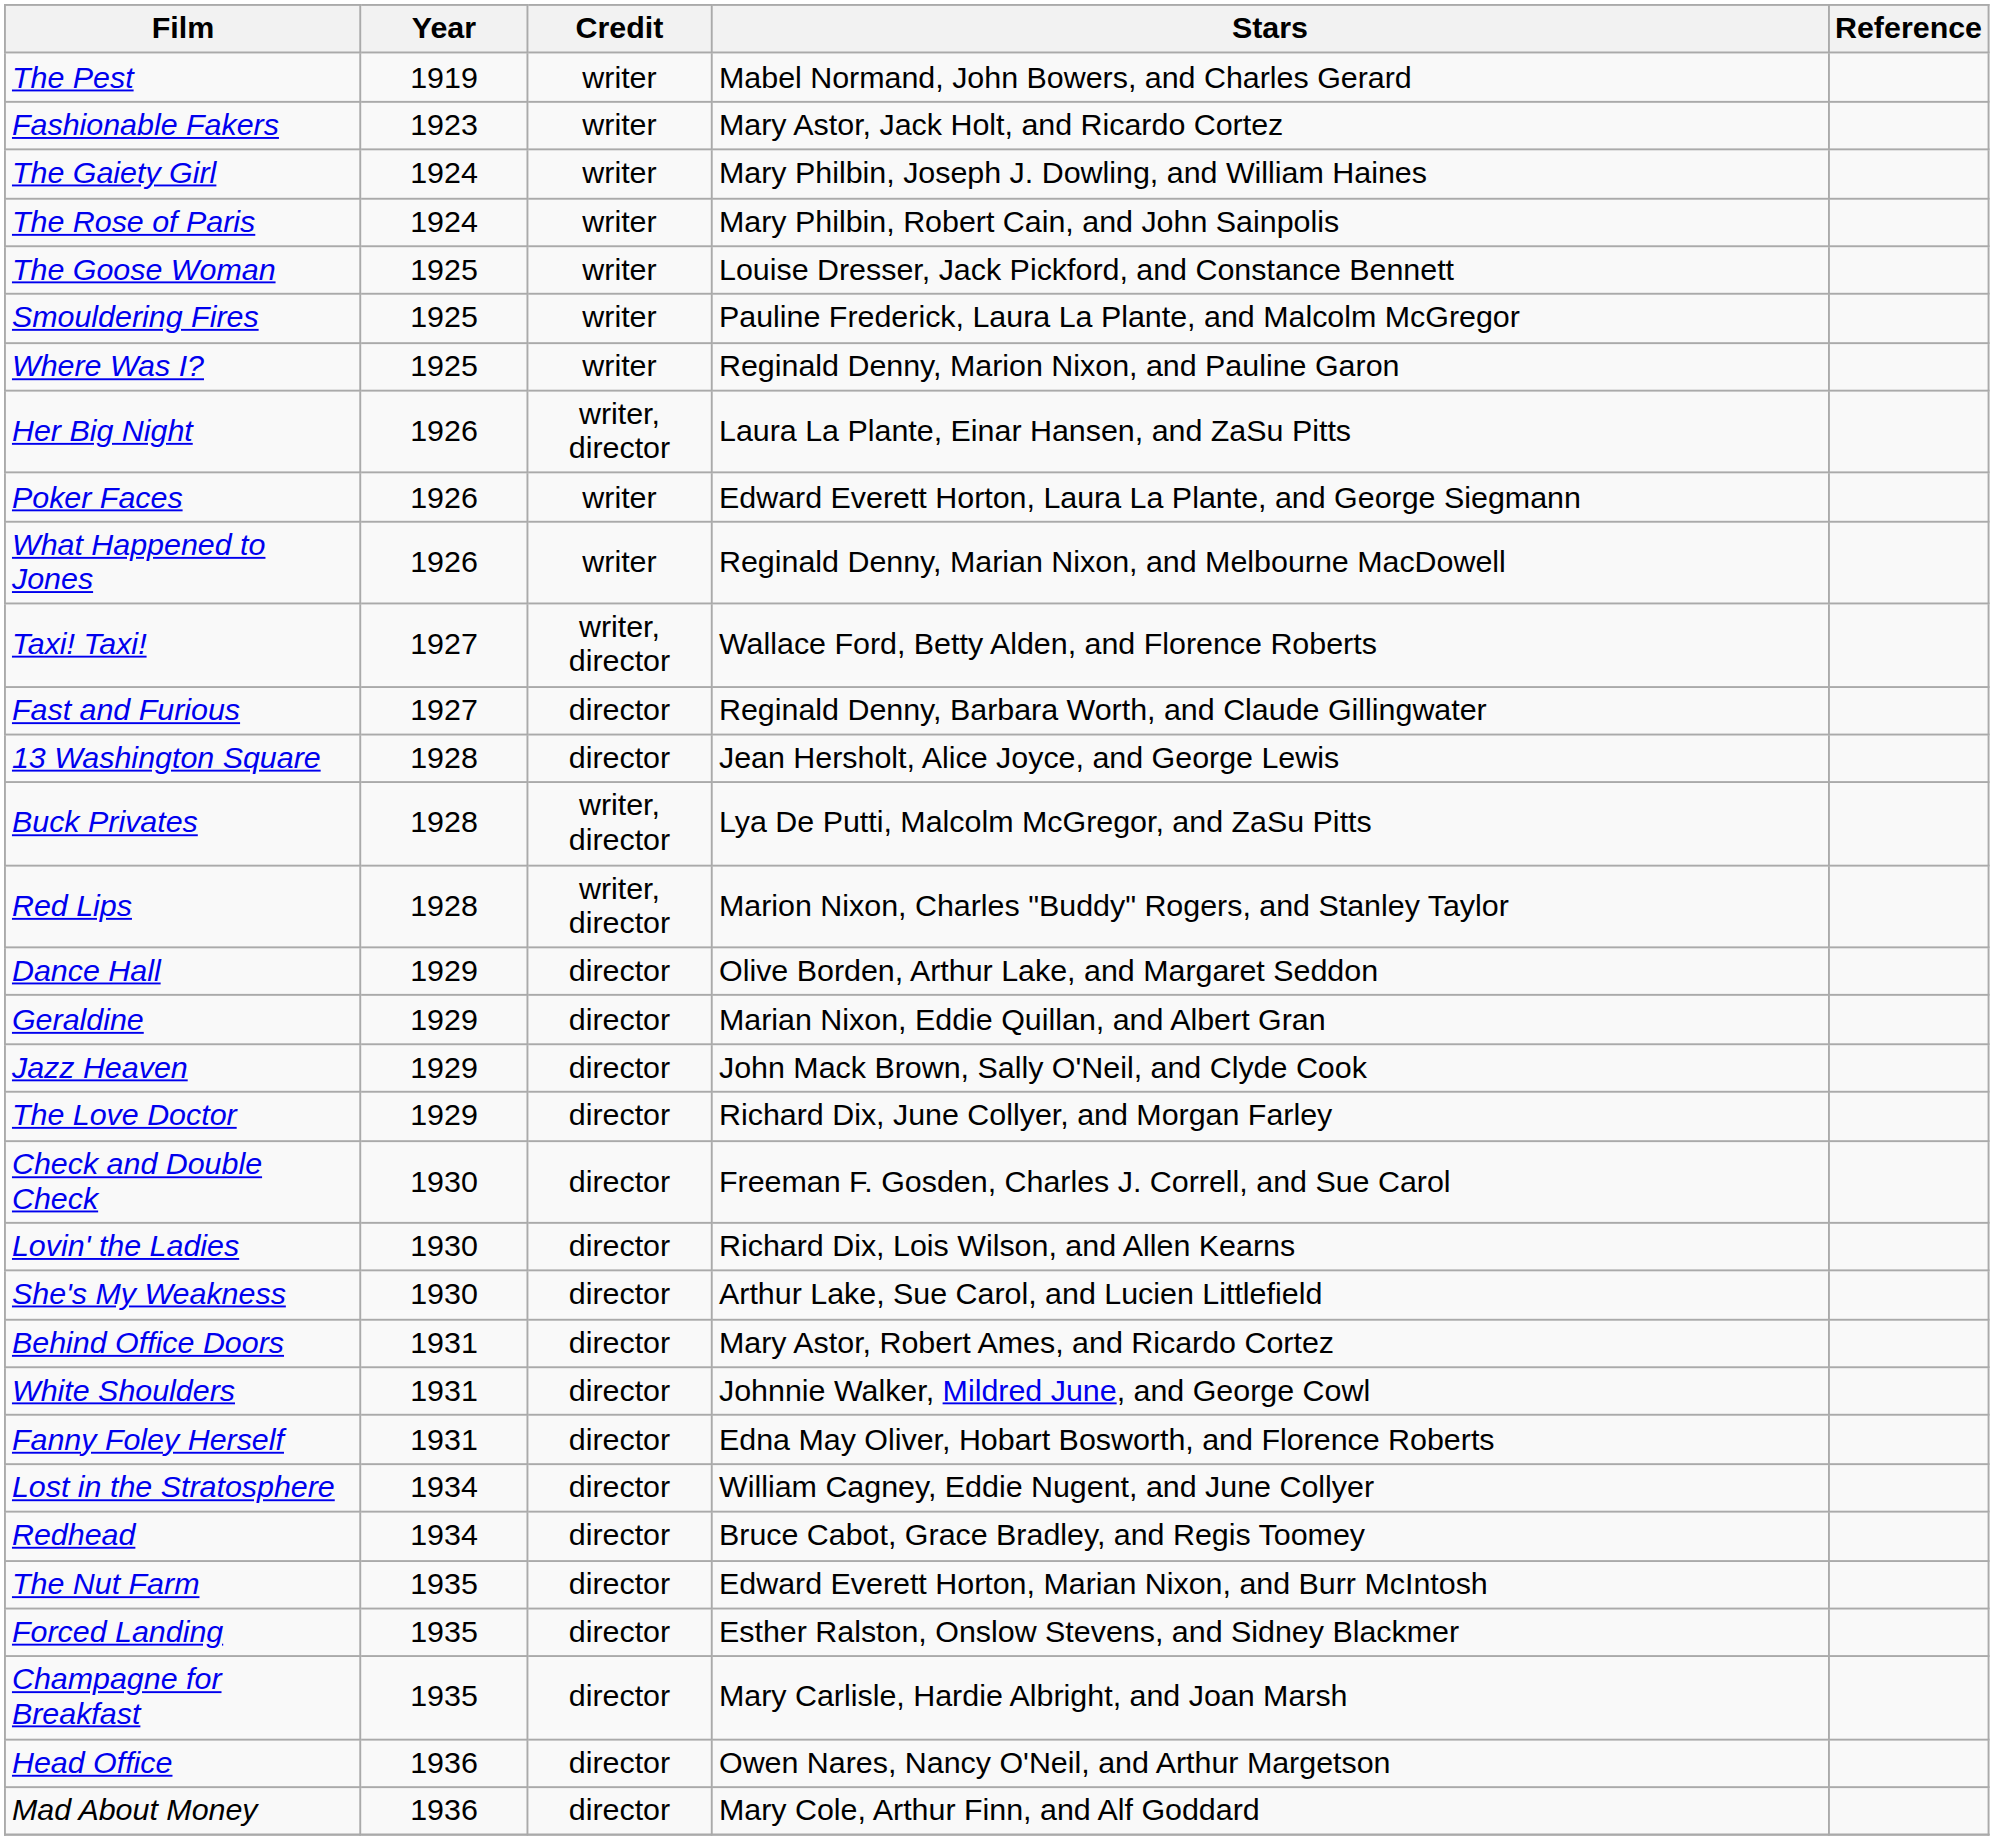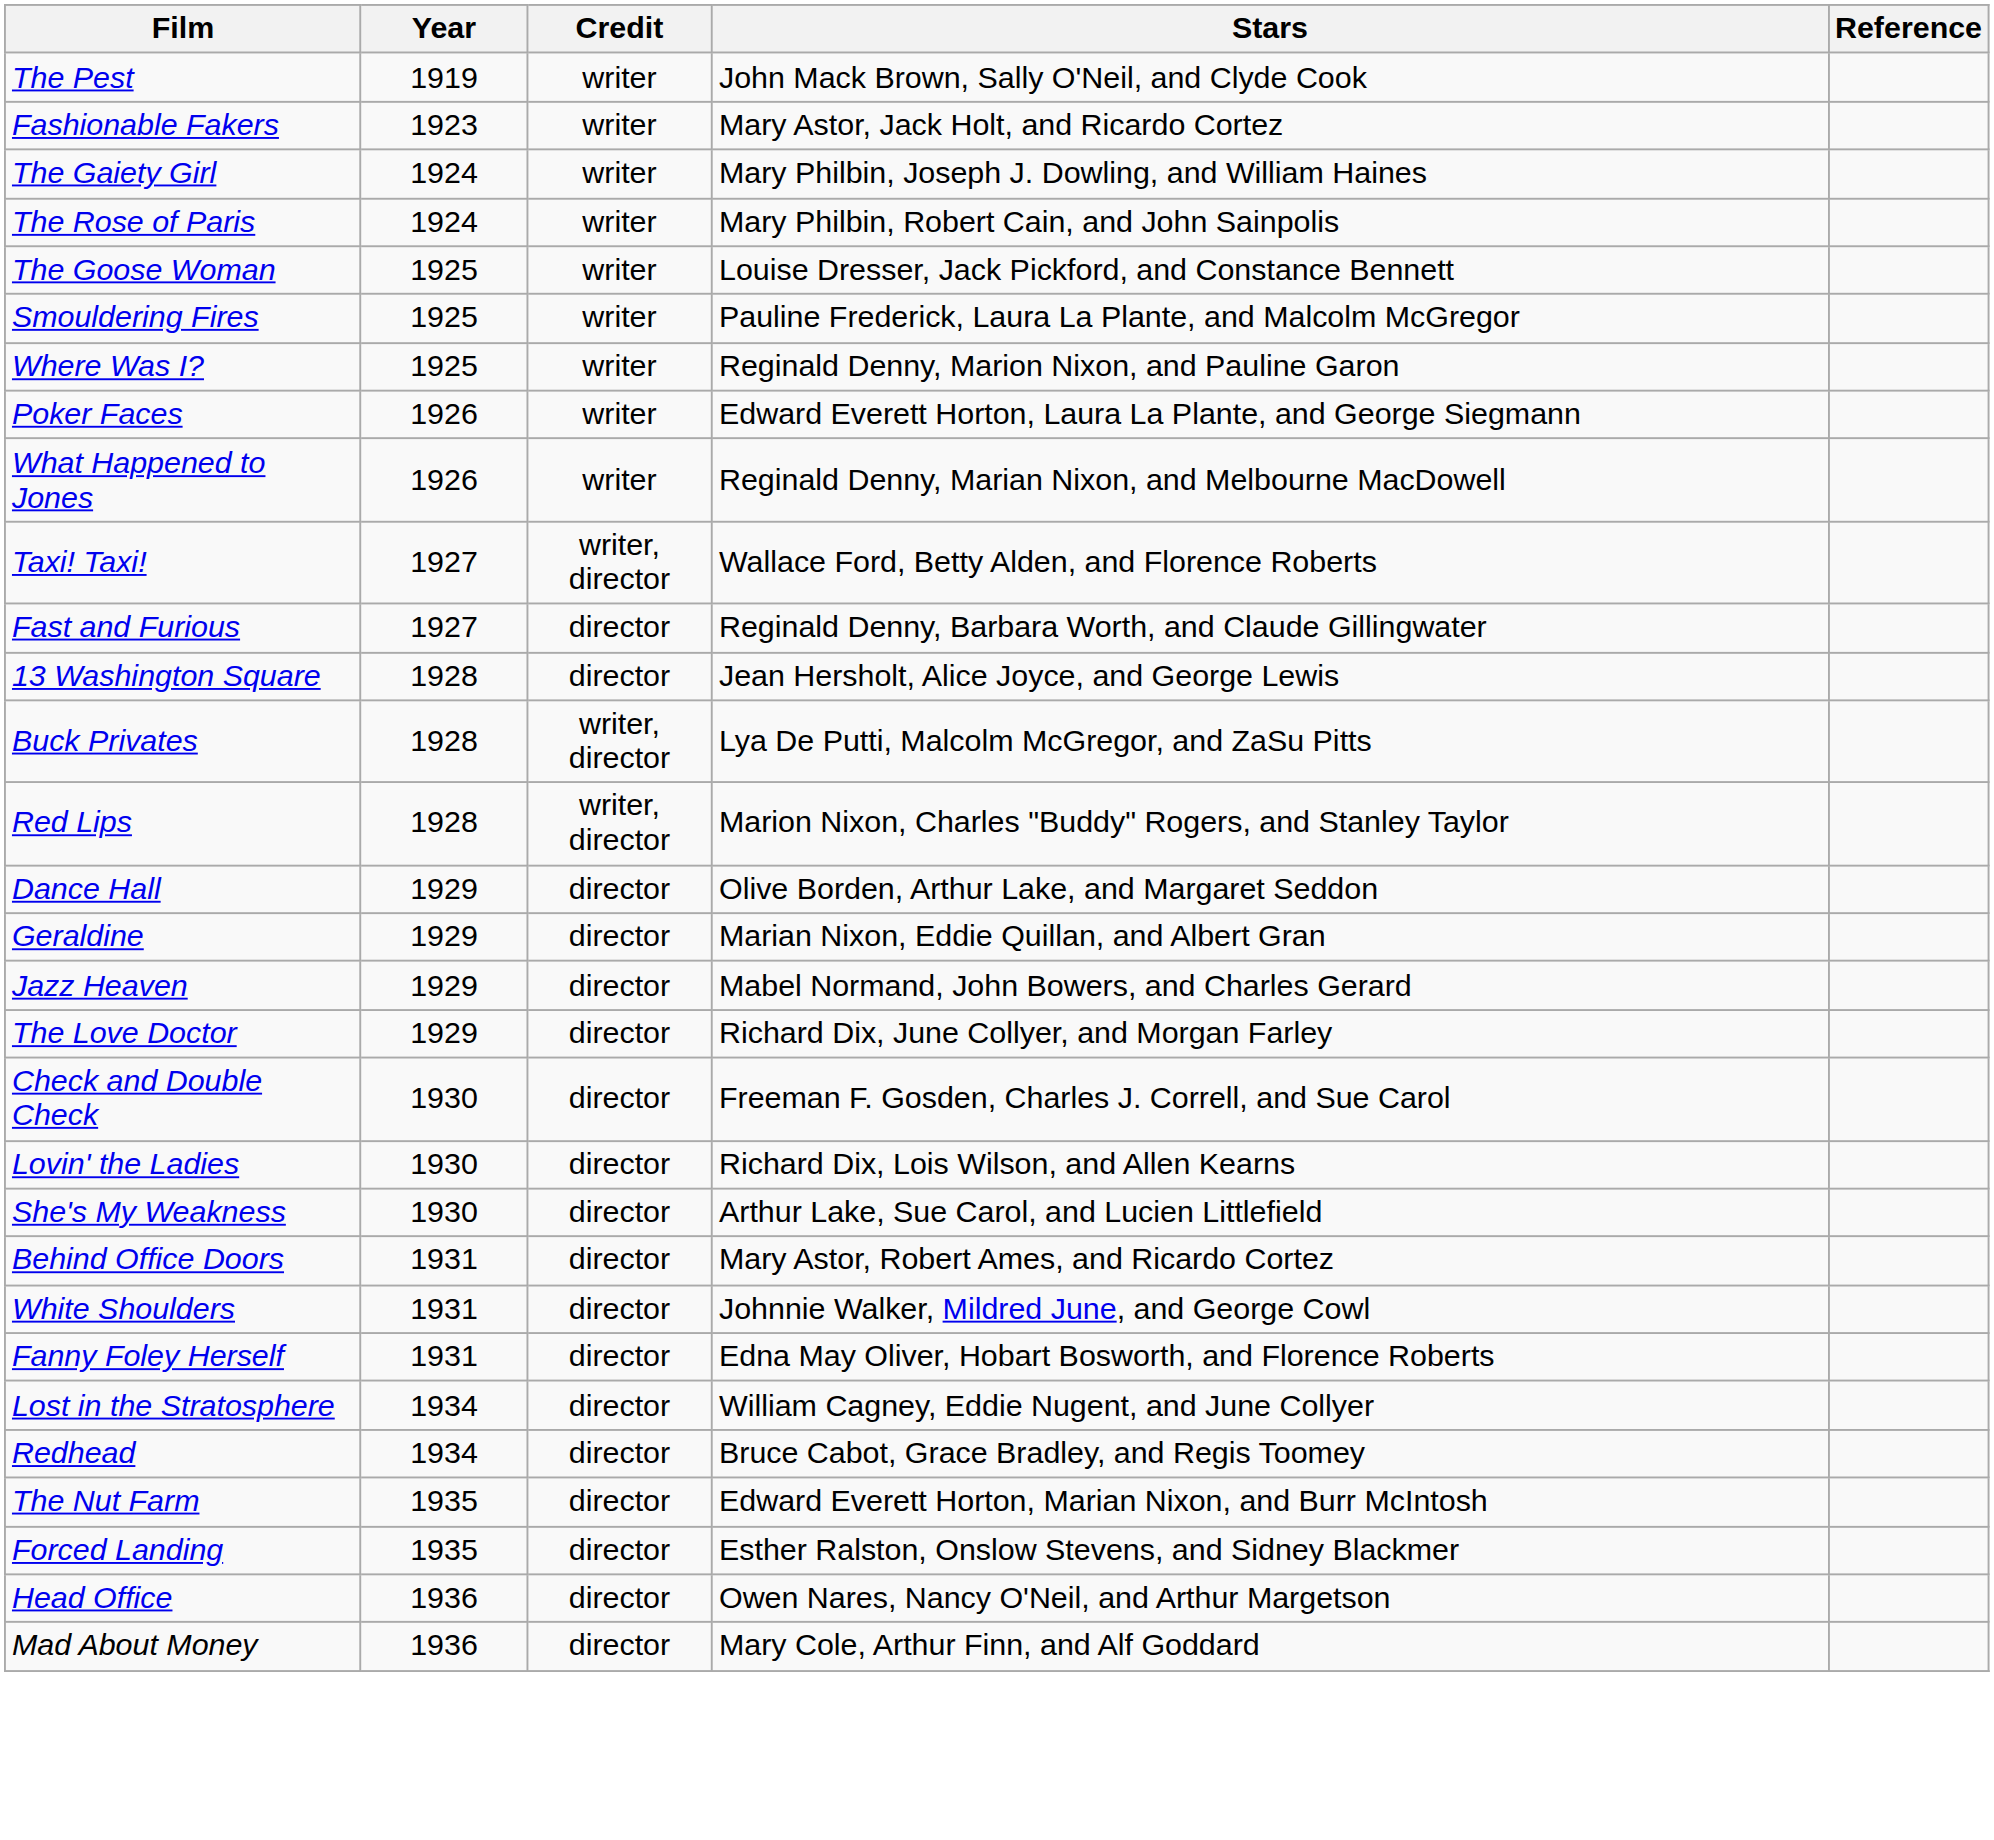(1065, 76) Mabel Normand, John Bowers, and Charles Gerard -> (1043, 76) John Mack Brown, Sally O'Neil, and Clyde Cook
- row: (102, 431)
(1043, 1067) John Mack Brown, Sally O'Neil, and Clyde Cook -> (1065, 985) Mabel Normand, John Bowers, and Charles Gerard
- row: (117, 1697)
